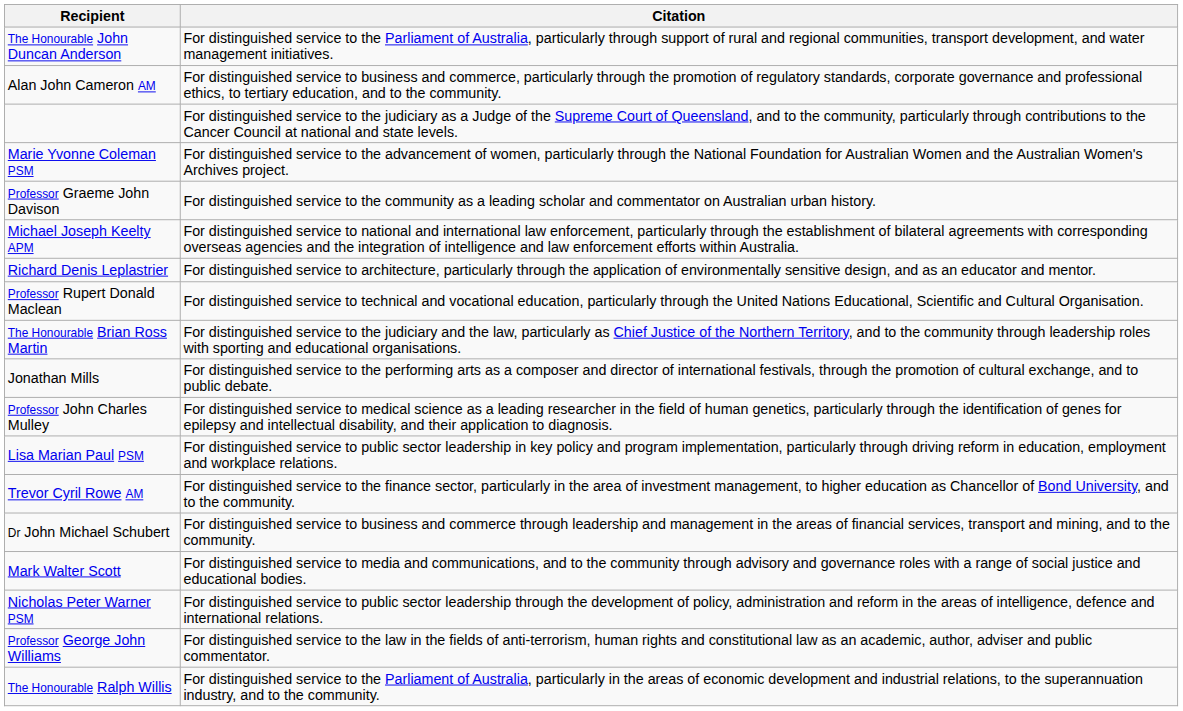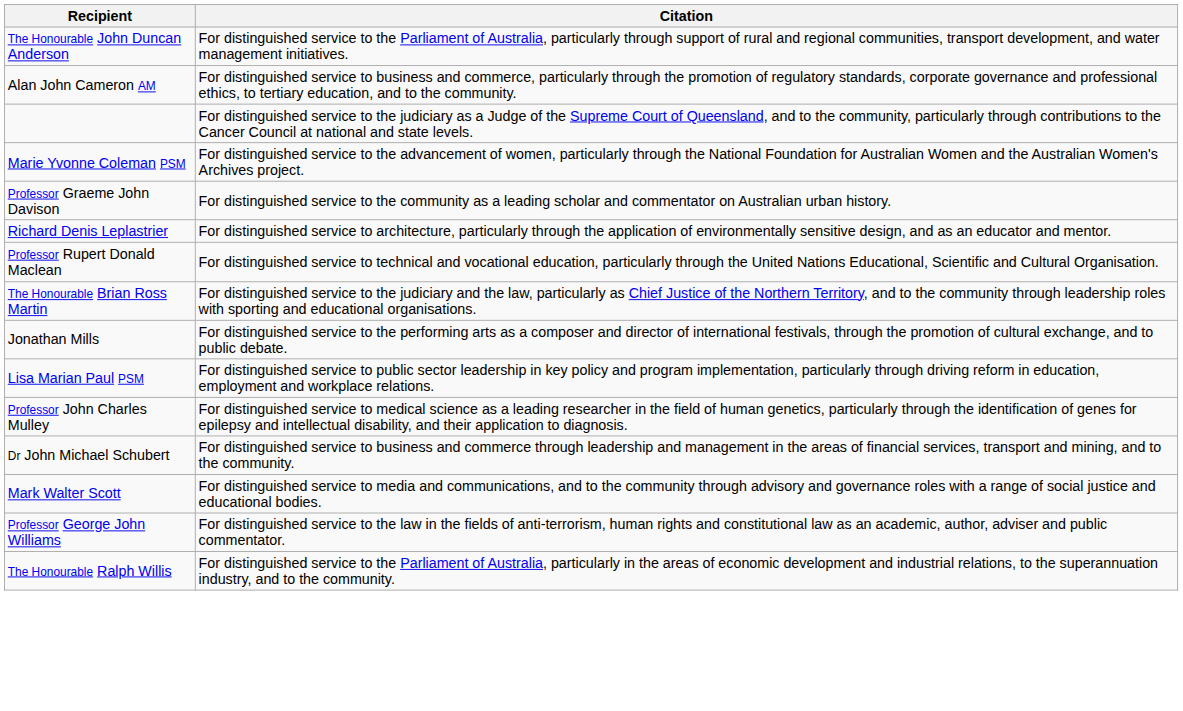- row: (79, 240)
rows swapped: (77, 417) <-> (76, 455)
- row: (76, 494)
- row: (79, 610)
